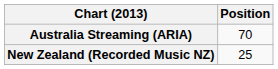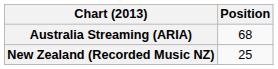(245, 34) 70 -> (245, 34) 68
